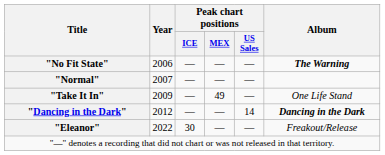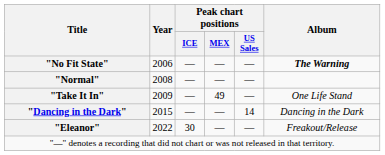(162, 80) 2007 -> (162, 80) 2008
(162, 111) 2012 -> (162, 111) 2015
(322, 111) bold -> (322, 111) normal
